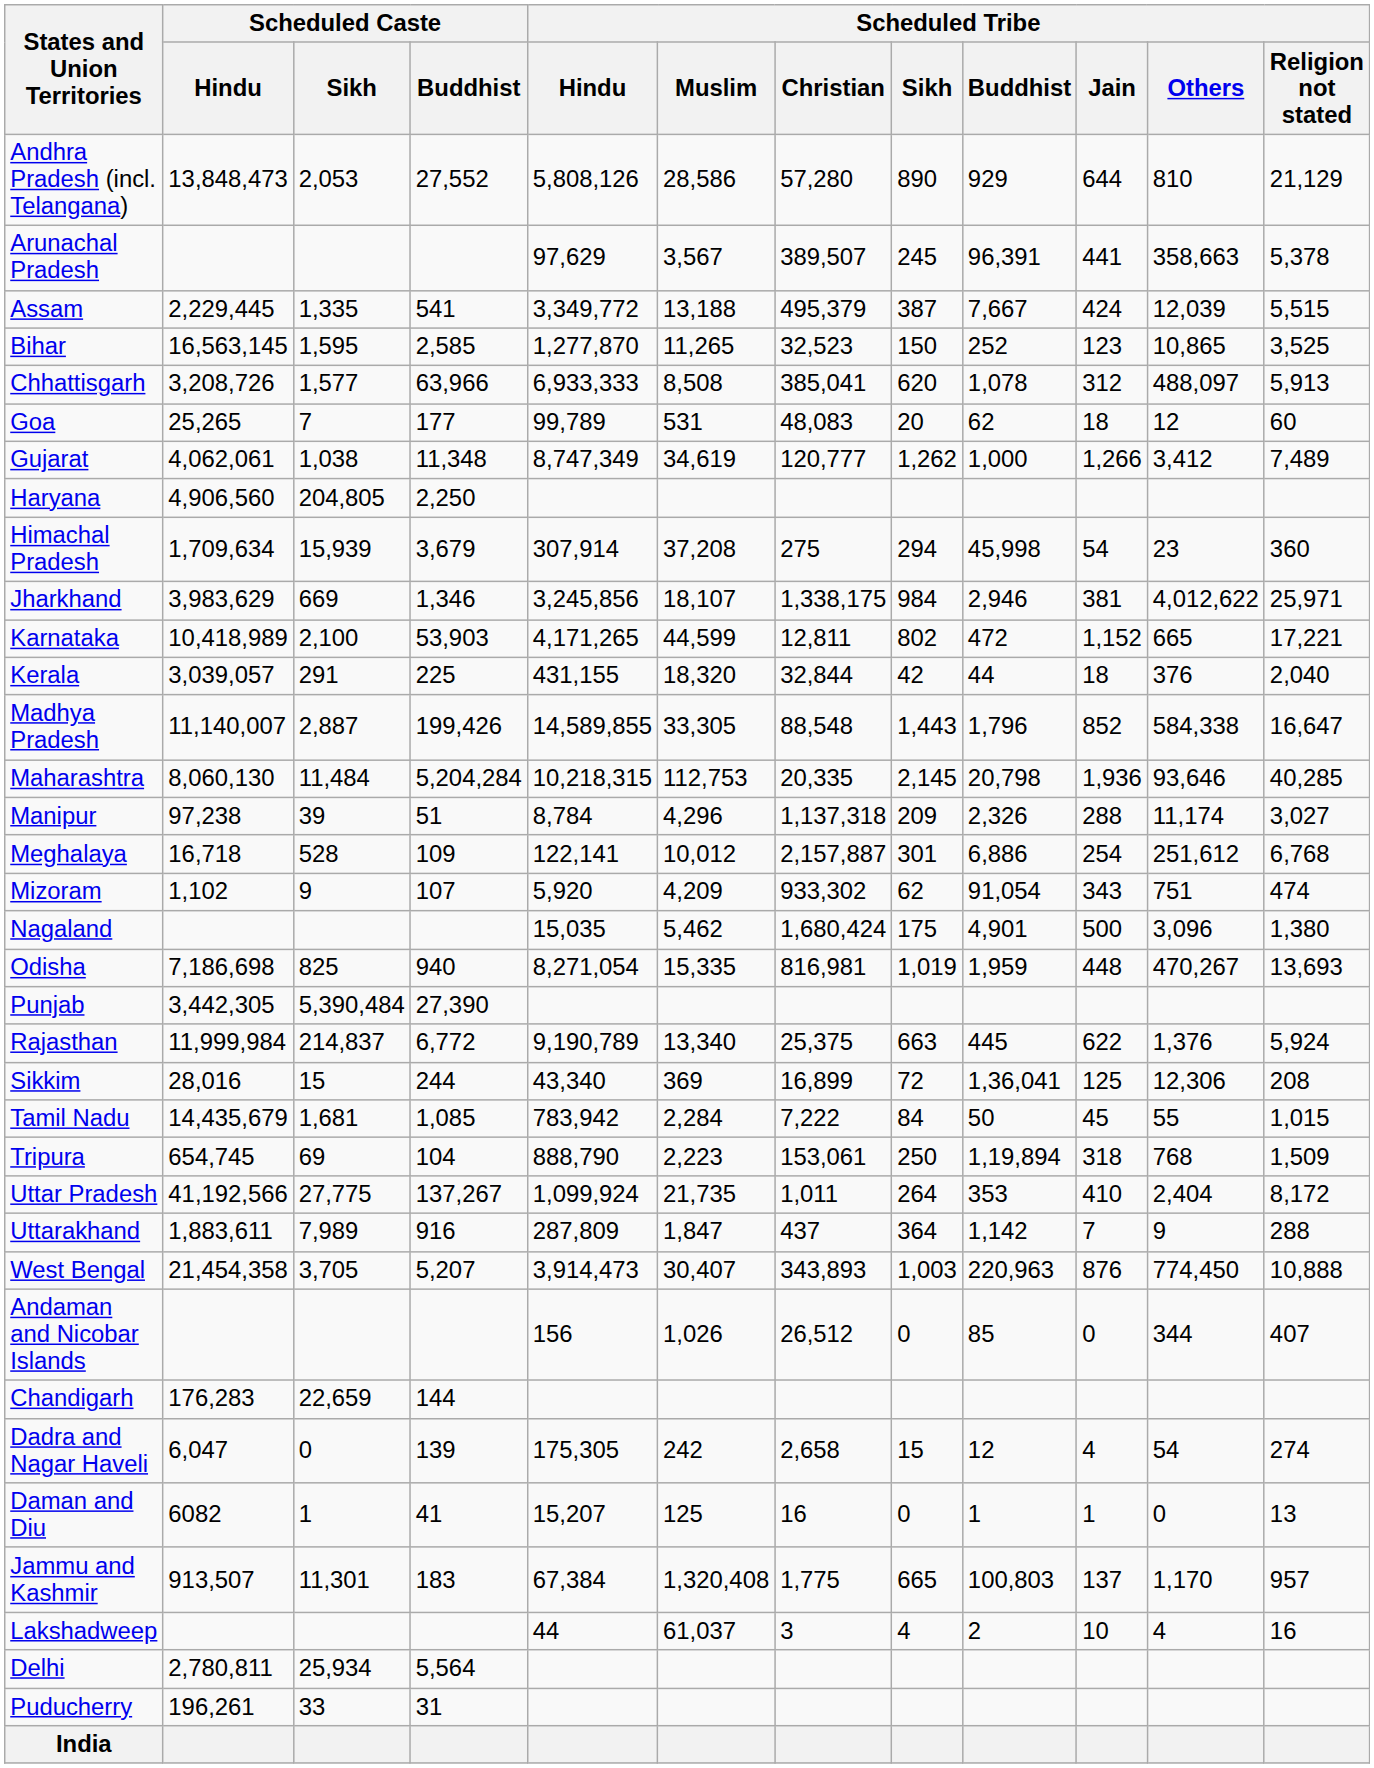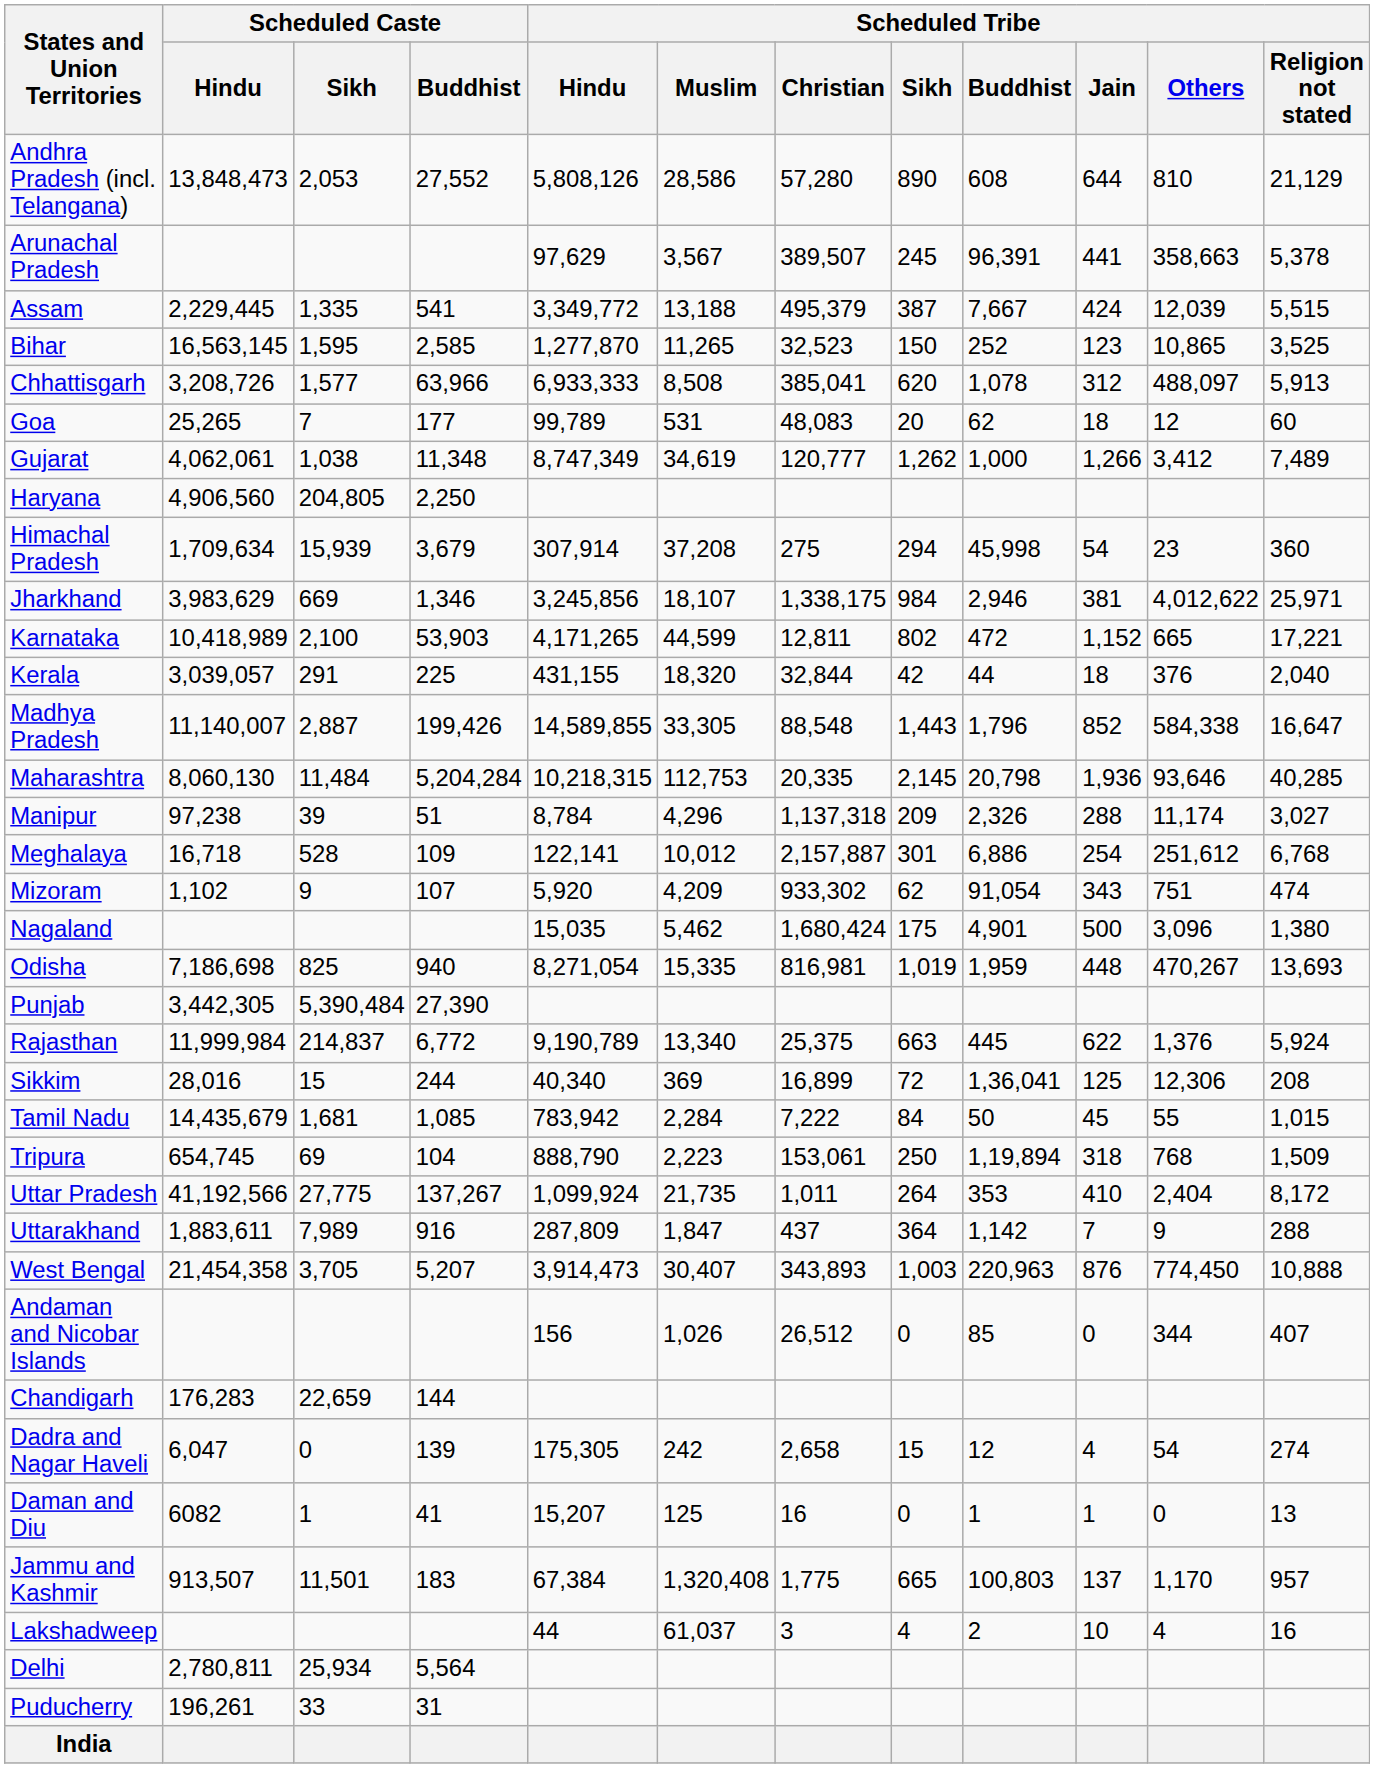(988, 179) 929 -> (988, 179) 608
(569, 1080) 43,340 -> (569, 1080) 40,340
(334, 1579) 11,301 -> (334, 1579) 11,501
